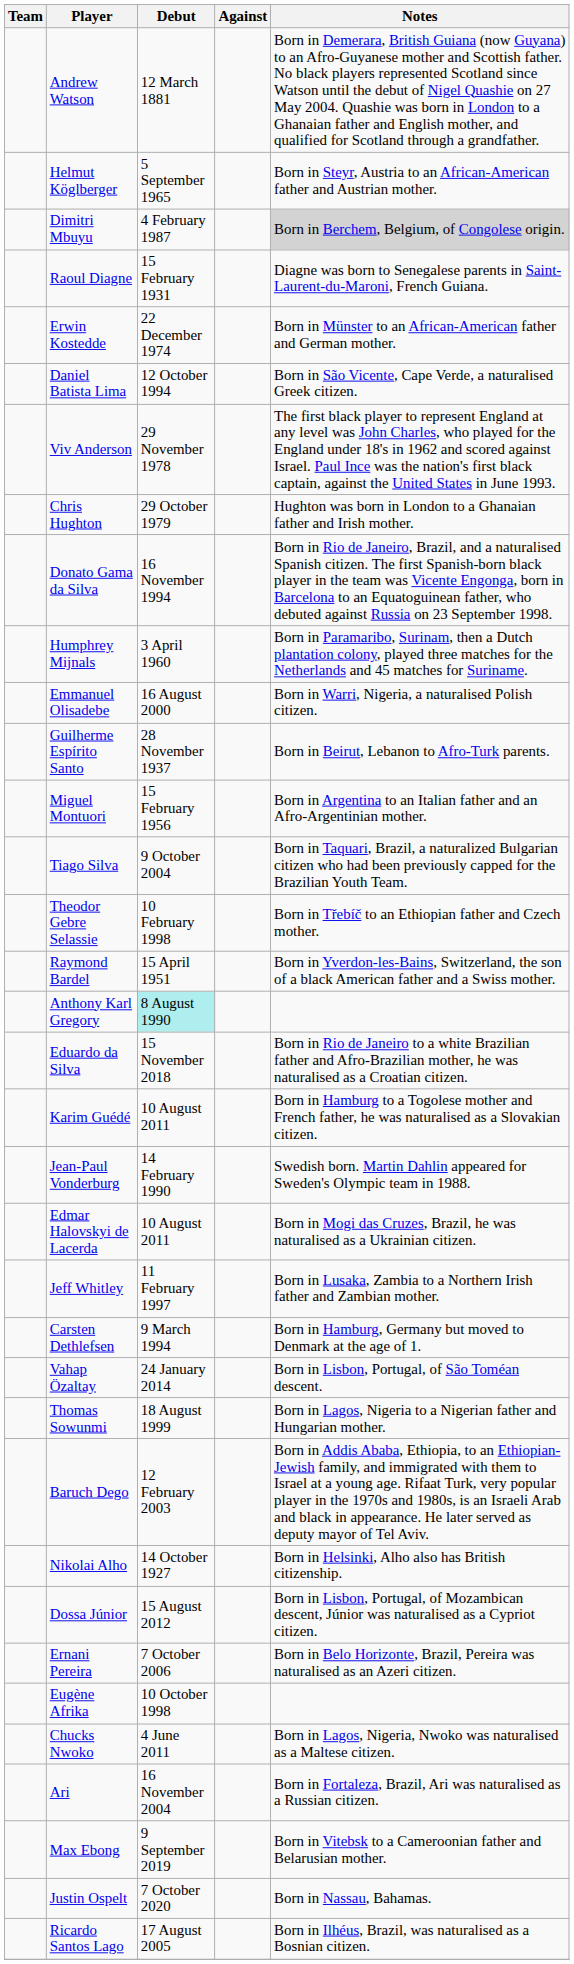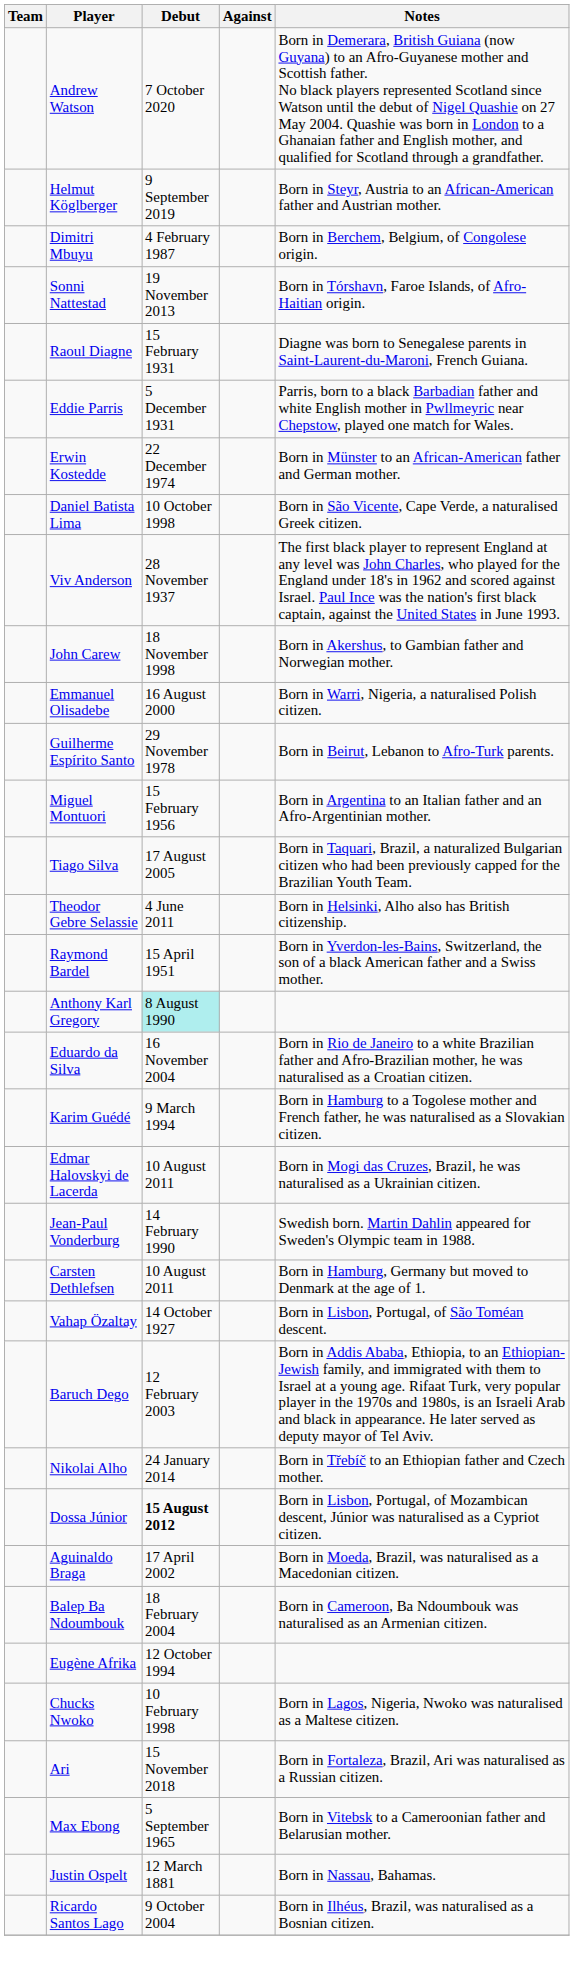(170, 90) 12 March 1881 -> (175, 98) 7 October 2020
(173, 180) 5 September 1965 -> (177, 197) 9 September 2019
(419, 229) lightgrey background -> (402, 246) no background
+ row: (78, 294)
+ row: (86, 408)
(174, 383) 12 October 1994 -> (178, 514) 10 October 1998
(172, 449) 29 November 1978 -> (176, 580) 28 November 1937
- row: (76, 514)
- row: (91, 580)
- row: (82, 654)
+ row: (85, 654)
(172, 751) 28 November 1937 -> (176, 751) 29 November 1978
(170, 865) 9 October 2004 -> (175, 865) 17 August 2005
(168, 922) 10 February 1998 -> (164, 914) 4 June 2011
(417, 922) Born in Třebíč to an Ethiopian father and Czech mother. -> (394, 914) Born in Helsinki, Alho also has British citizenship.
(172, 1060) 15 November 2018 -> (176, 1060) 16 November 2004
(171, 1117) 10 August 2011 -> (170, 1117) 9 March 1994
rows swapped: (85, 1174) <-> (89, 1231)
- row: (86, 1288)
(166, 1337) 9 March 1994 -> (175, 1280) 10 August 2011
(173, 1377) 24 January 2014 -> (178, 1320) 14 October 1927
- row: (78, 1418)
(174, 1565) 14 October 1927 -> (178, 1468) 24 January 2014
(390, 1565) Born in Helsinki, Alho also has British citizenship. -> (422, 1468) Born in Třebíč to an Ethiopian father and Czech mother.
(171, 1614) normal -> (177, 1517) bold
- row: (71, 1663)
+ row: (81, 1565)
+ row: (87, 1614)
(174, 1703) 10 October 1998 -> (178, 1663) 12 October 1994
(160, 1743) 4 June 2011 -> (172, 1711) 10 February 1998
(172, 1792) 16 November 2004 -> (176, 1769) 15 November 2018
(173, 1849) 9 September 2019 -> (177, 1826) 5 September 1965
(170, 1898) 7 October 2020 -> (174, 1874) 12 March 1881
(171, 1938) 17 August 2005 -> (175, 1915) 9 October 2004
